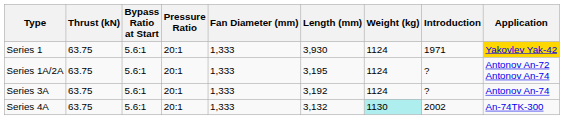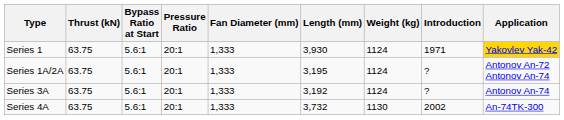(315, 107) 3,132 -> (315, 107) 3,732
(377, 107) paleturquoise background -> (377, 107) no background
